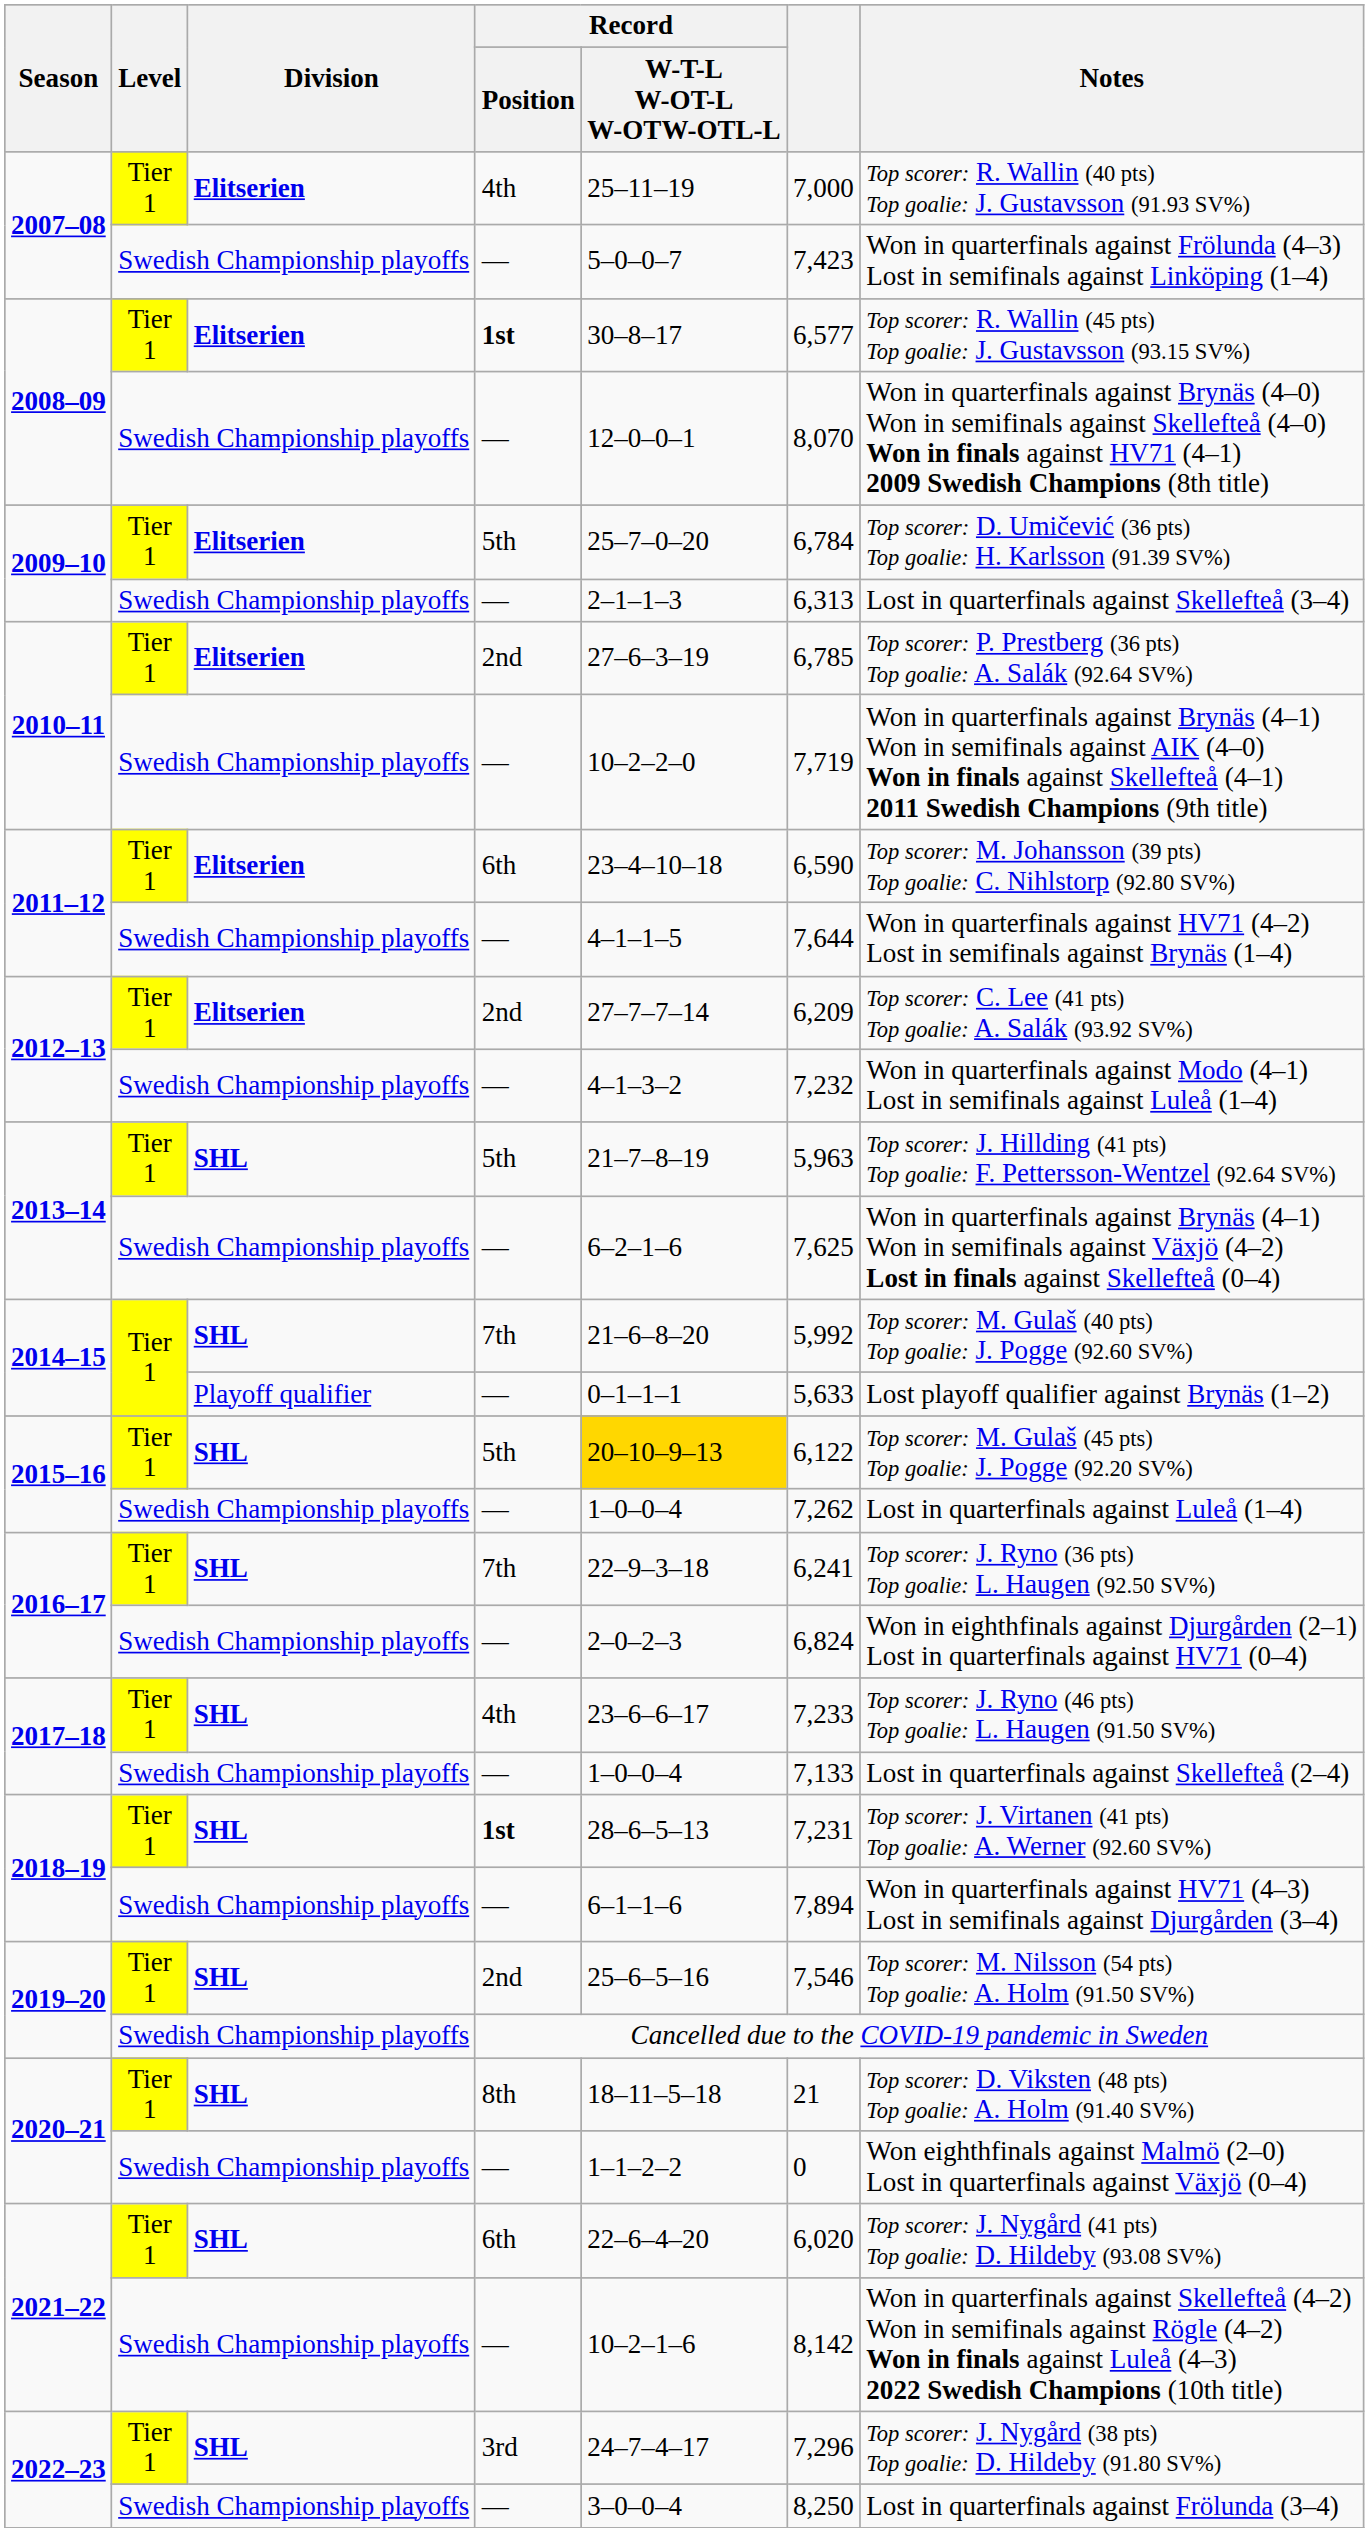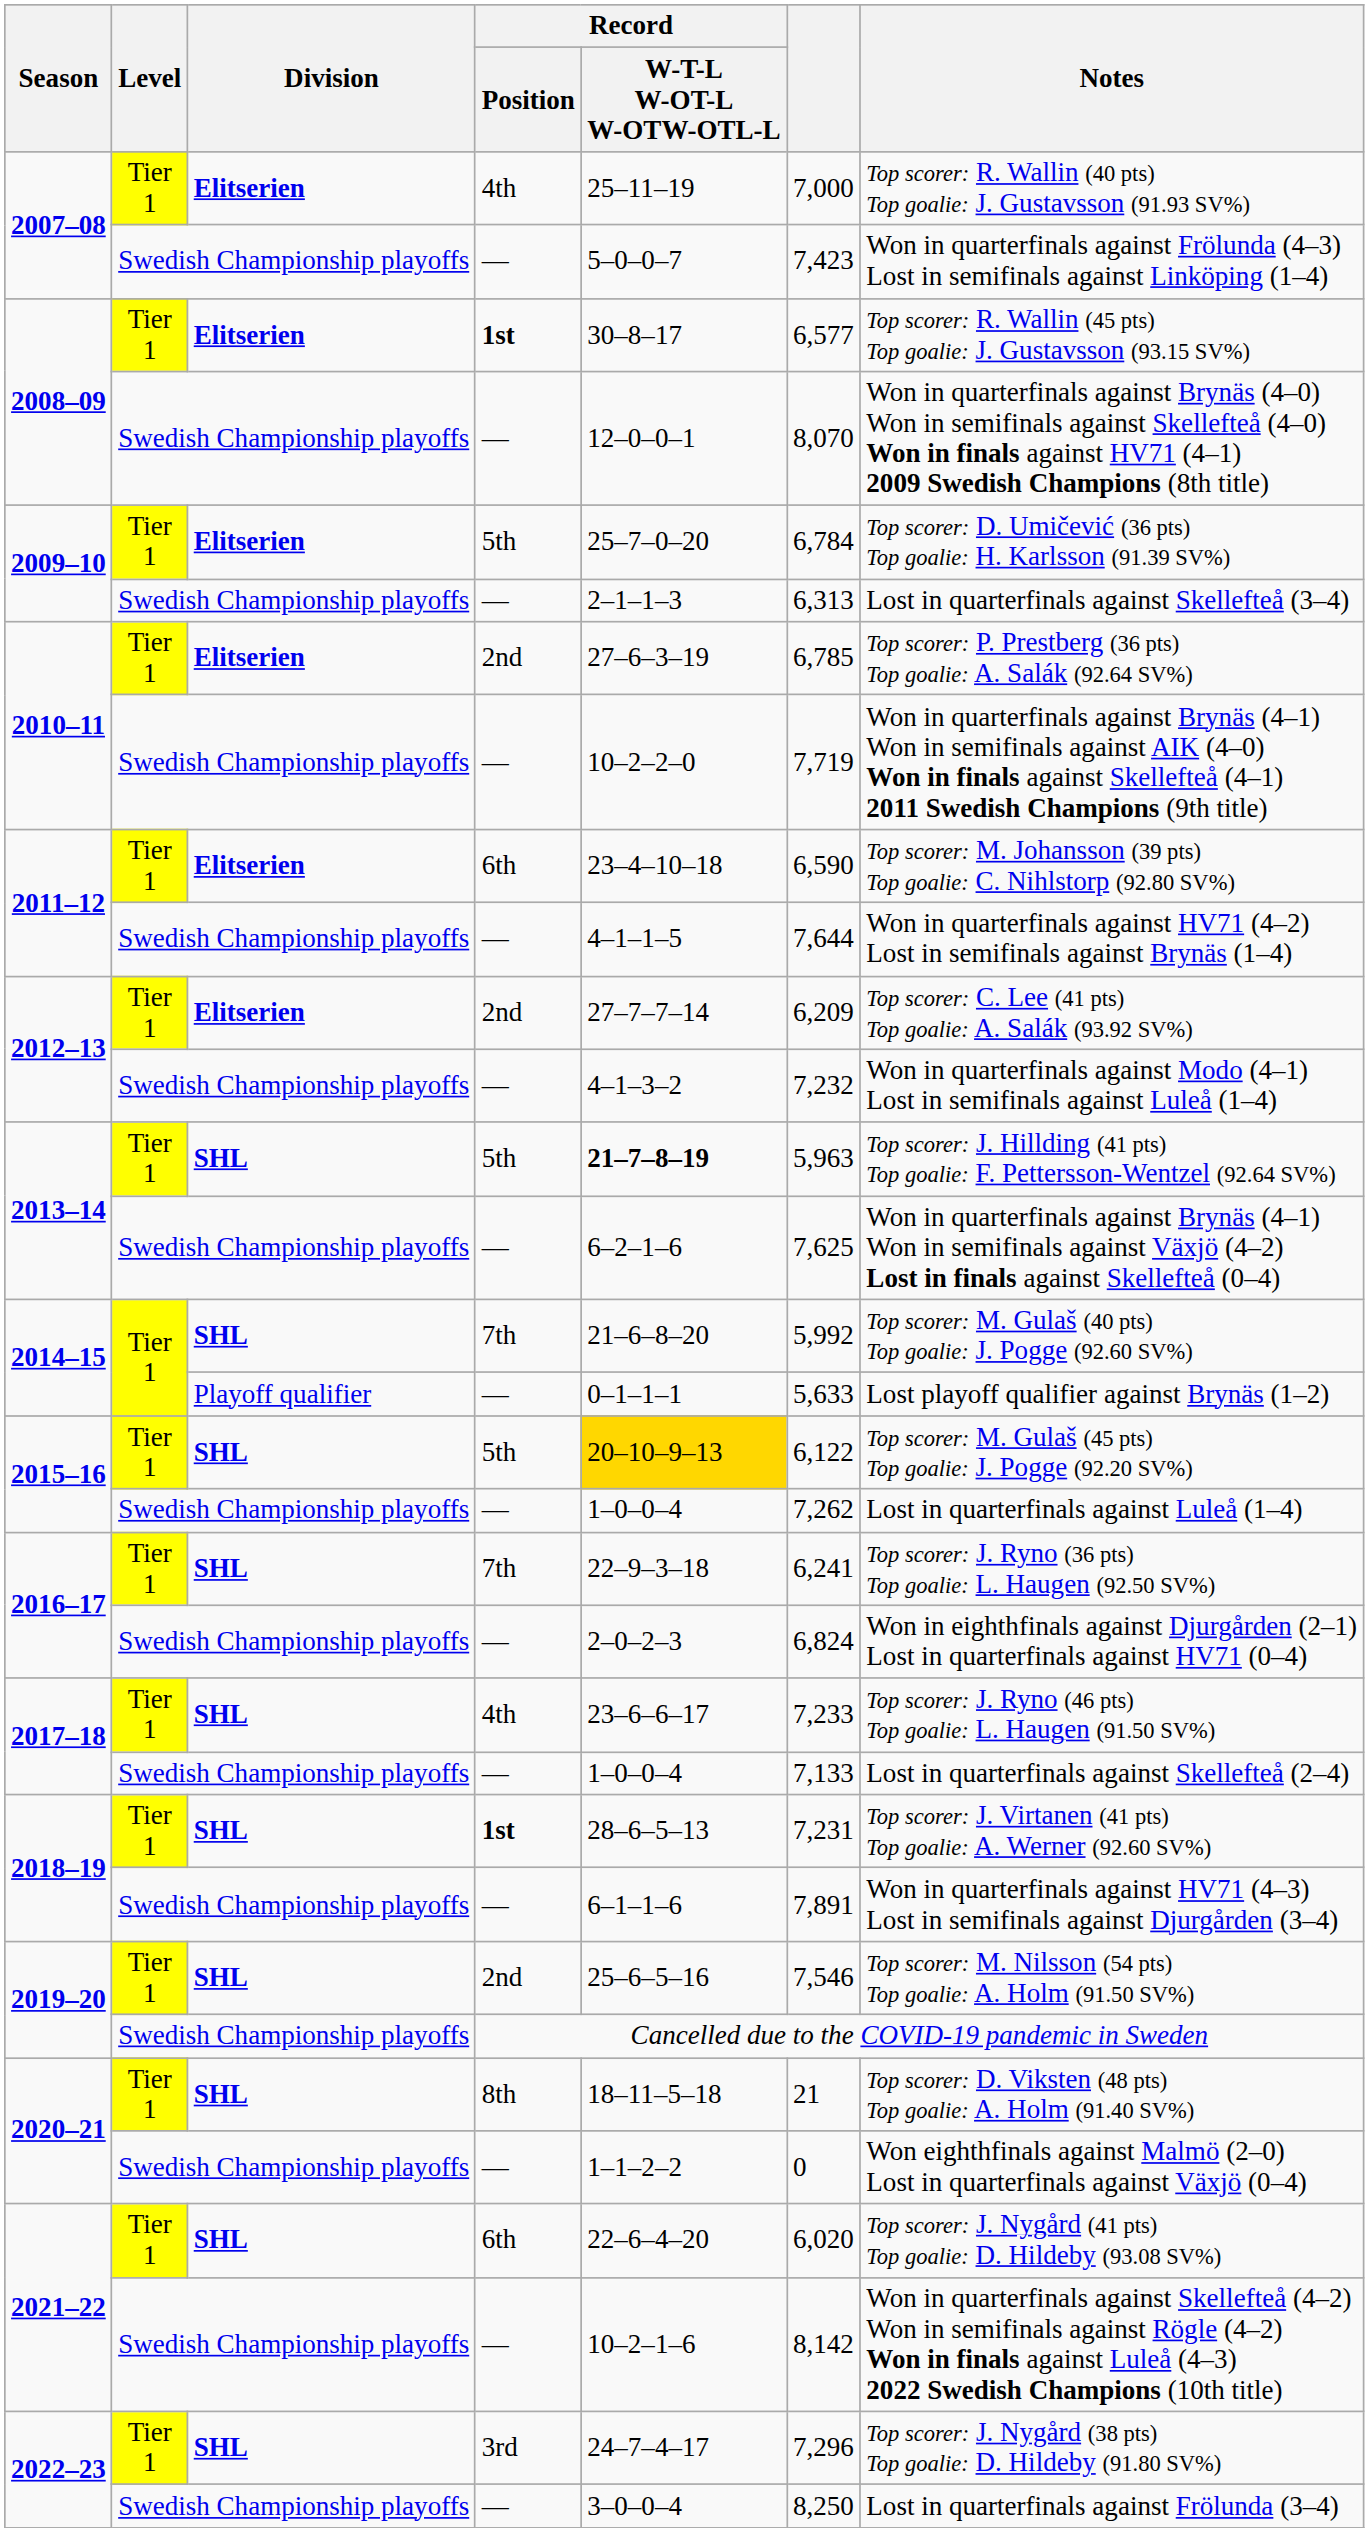(648, 1158) normal -> (648, 1158) bold
(823, 1904) 7,894 -> (823, 1904) 7,891
